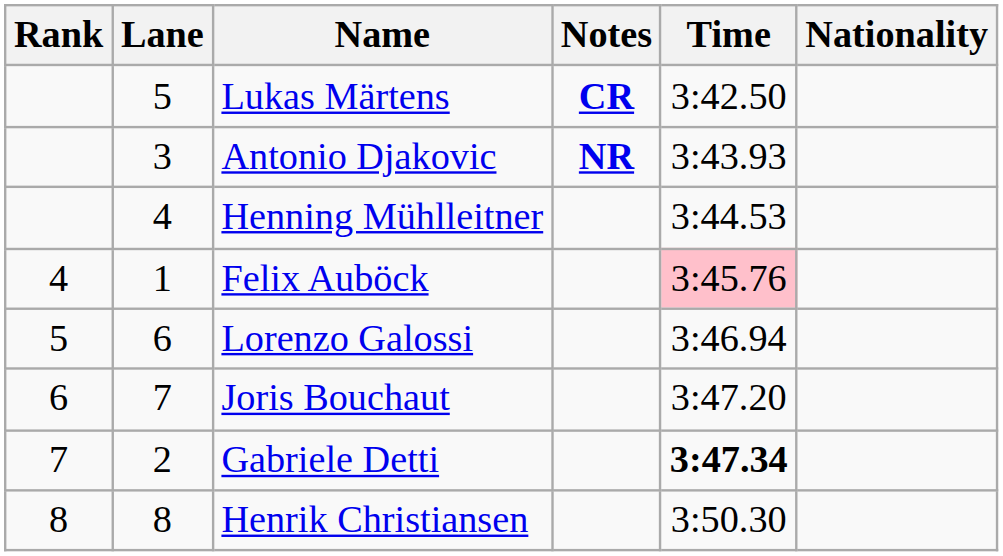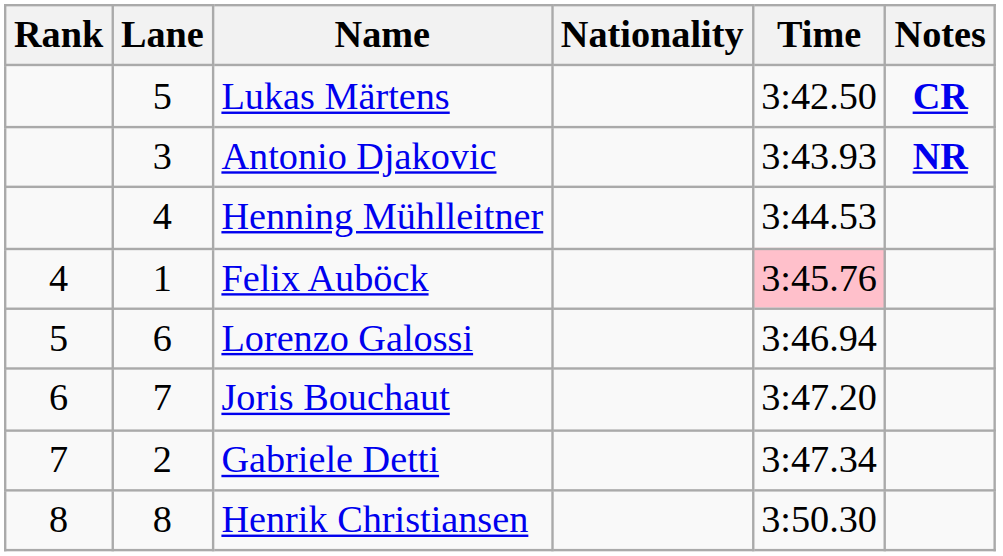columns swapped: (897, 34) <-> (607, 34)
(729, 459) bold -> (819, 459) normal
